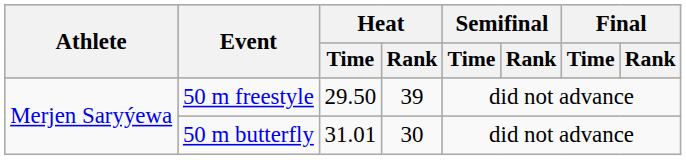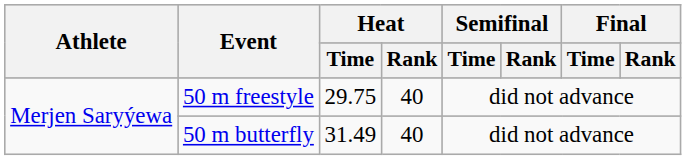(350, 97) 29.50 -> (350, 97) 29.75
(412, 97) 39 -> (412, 97) 40
(350, 135) 31.01 -> (350, 135) 31.49
(412, 135) 30 -> (412, 135) 40
